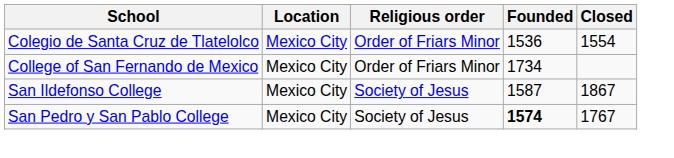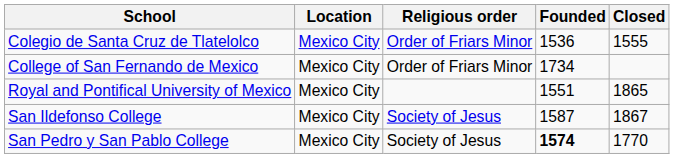(598, 41) 1554 -> (630, 41) 1555
+ row: (150, 91)
(598, 116) 1767 -> (630, 141) 1770
